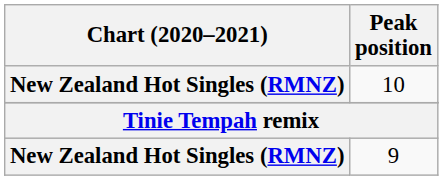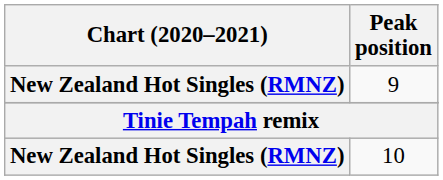rows swapped: (393, 156) <-> (393, 84)
